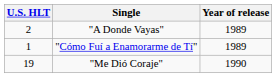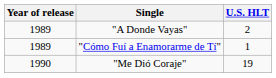columns swapped: (236, 13) <-> (29, 13)
